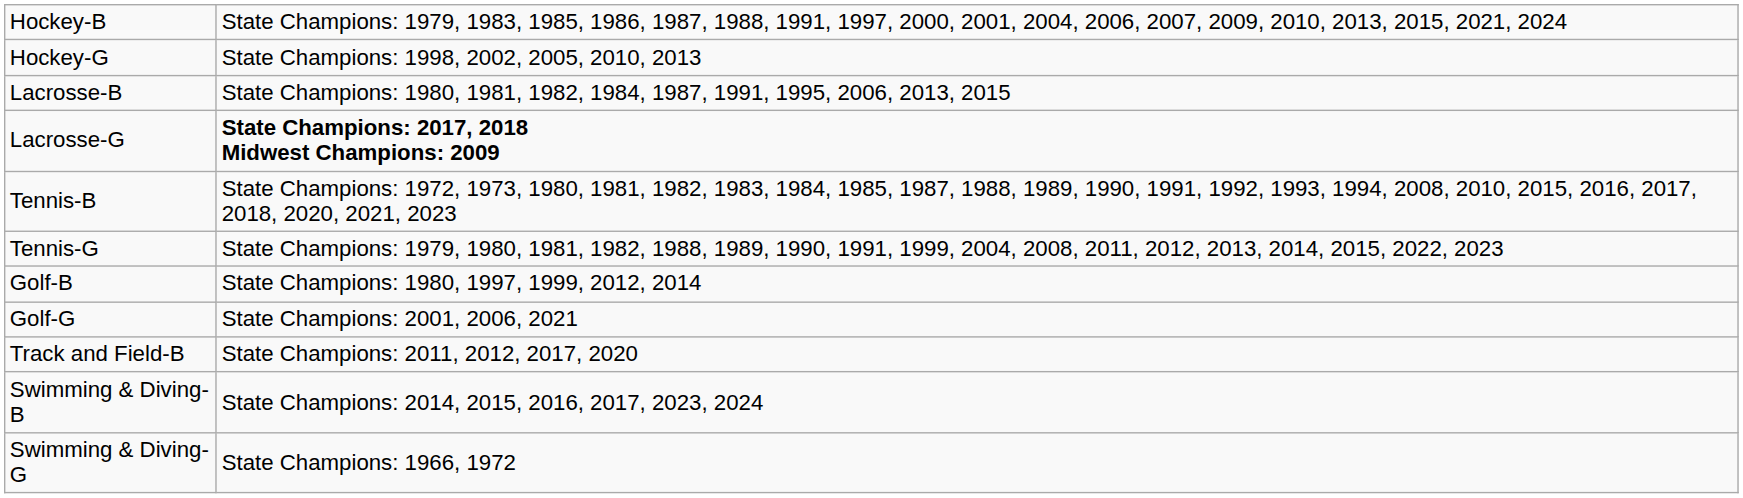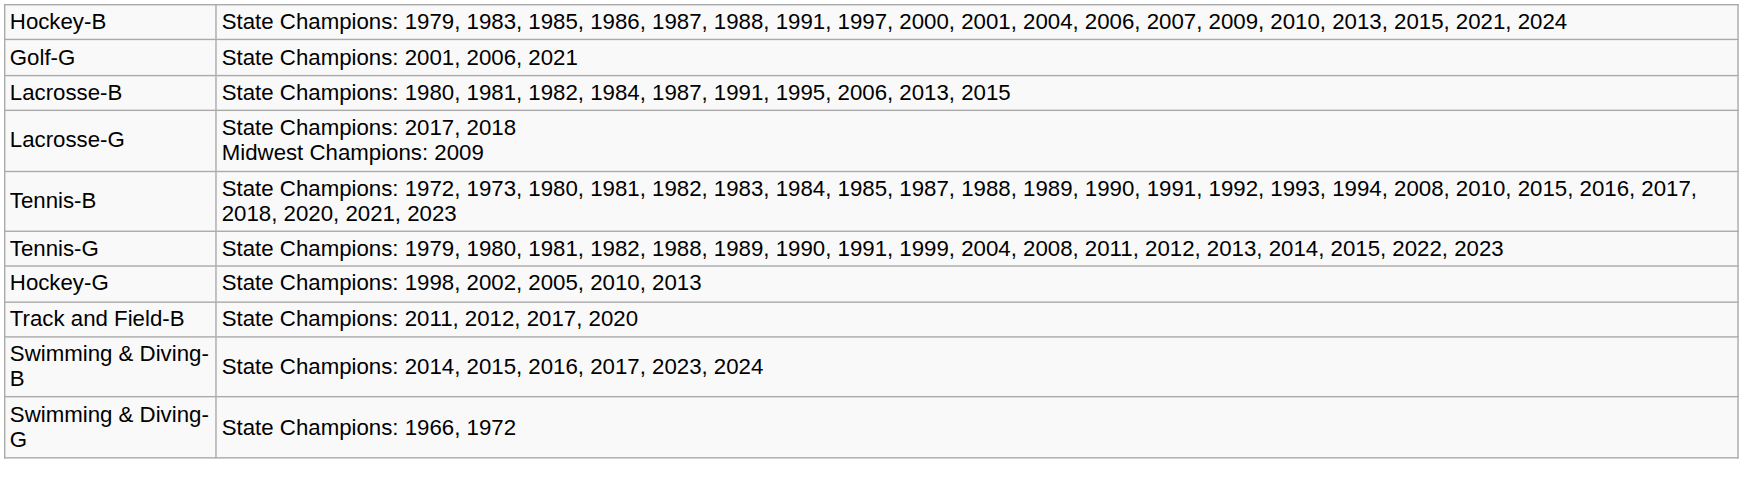rows swapped: (59, 57) <-> (43, 319)
(375, 140) bold -> (369, 140) normal
- row: (41, 283)
